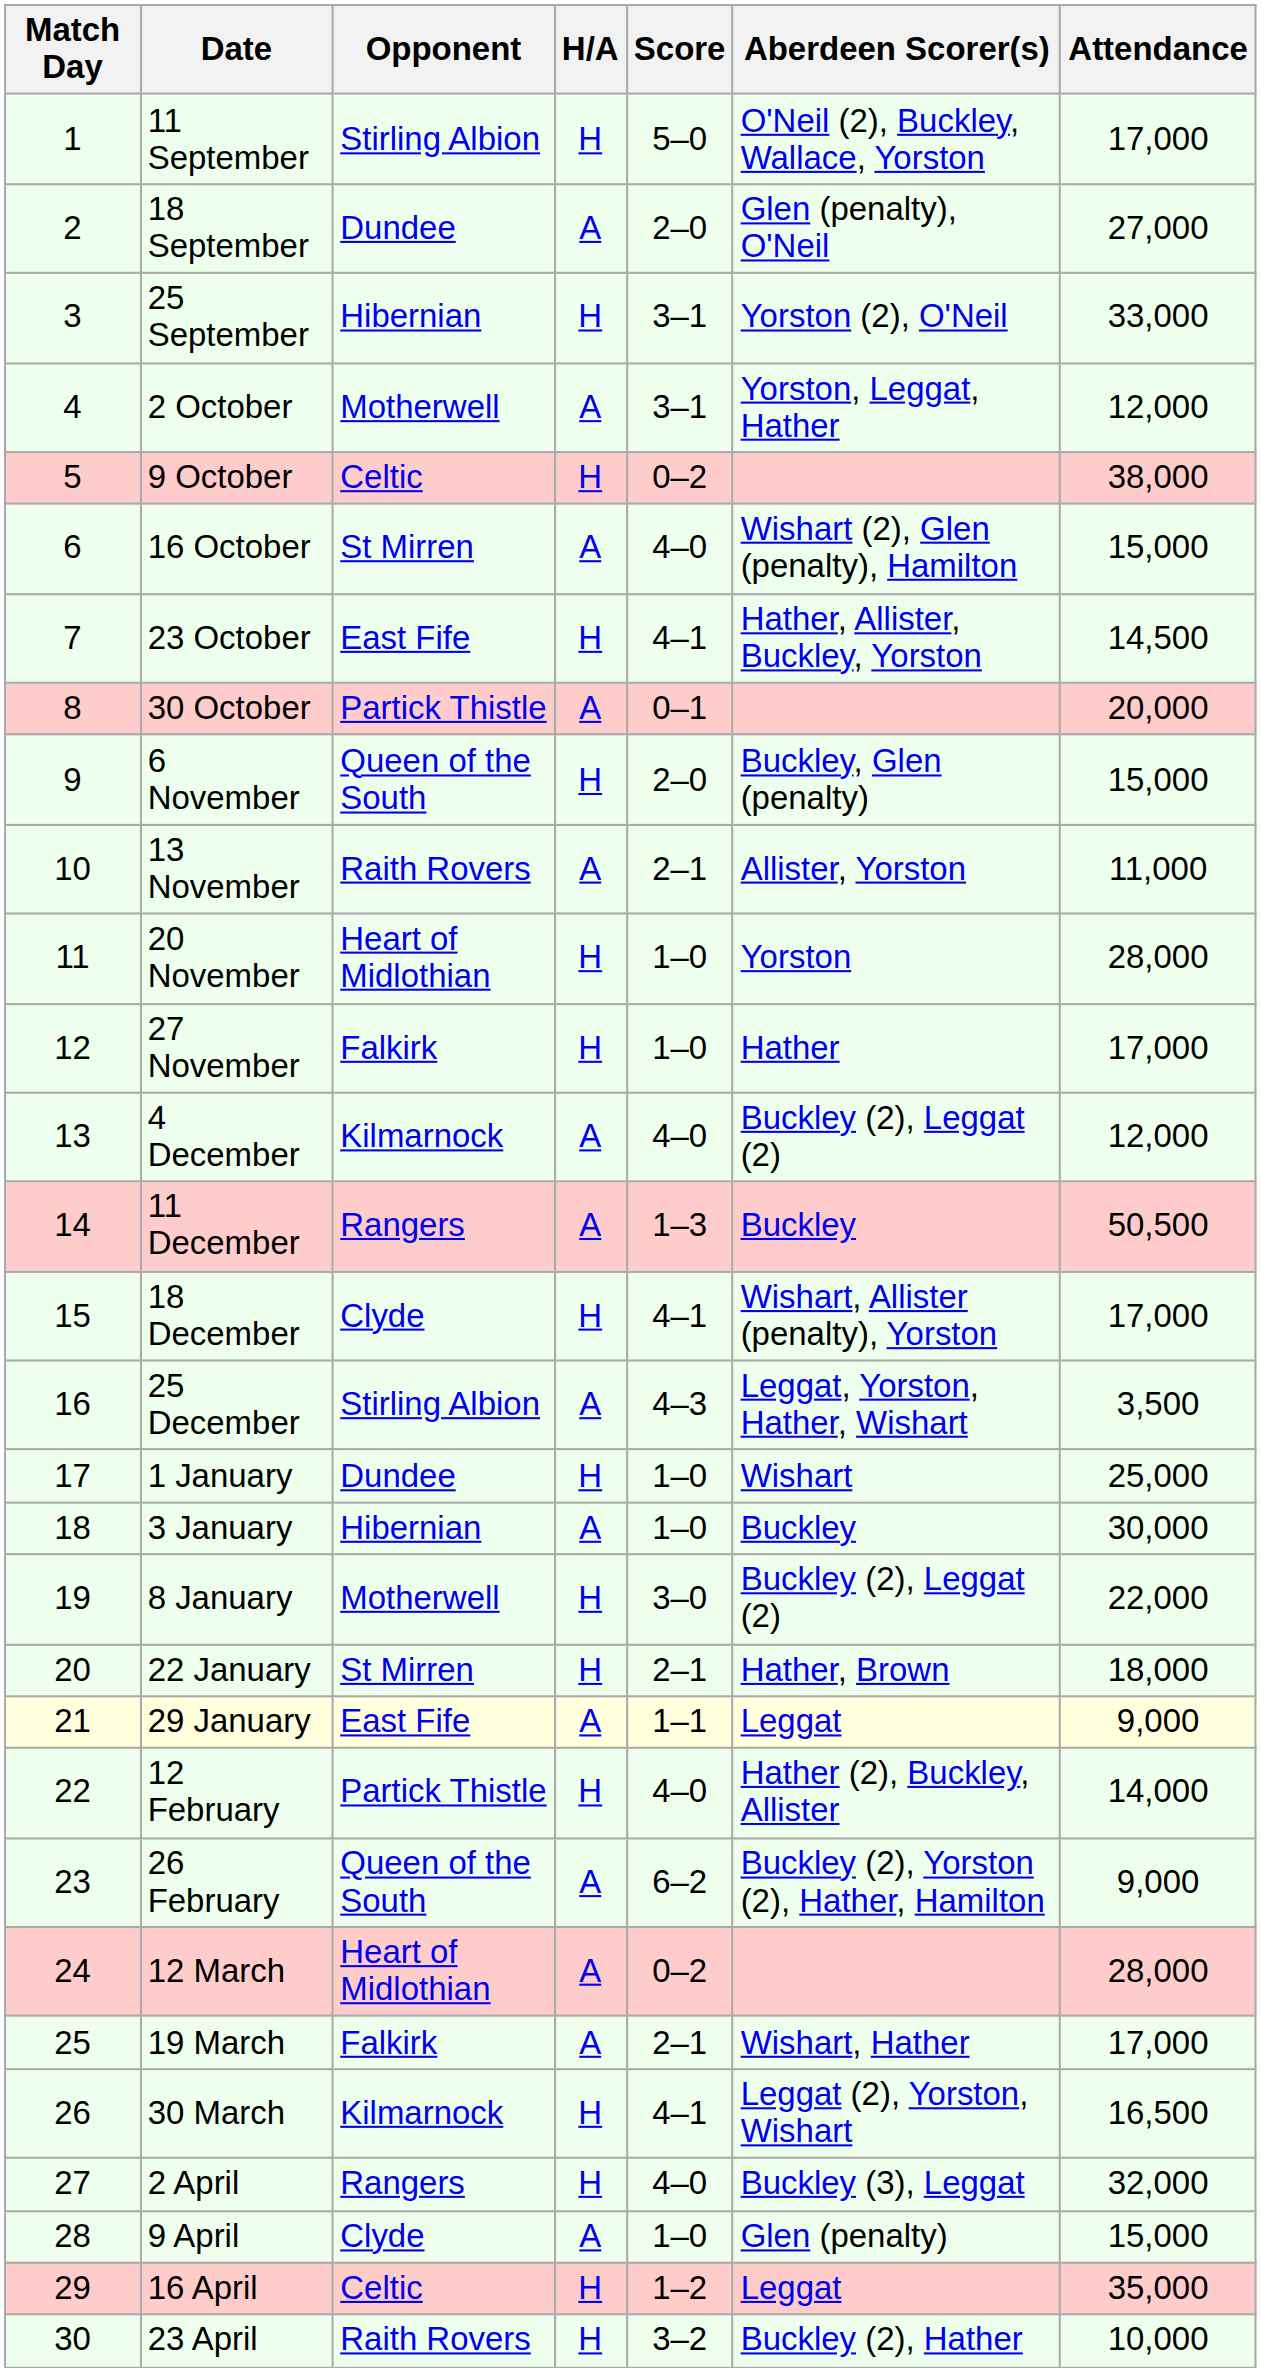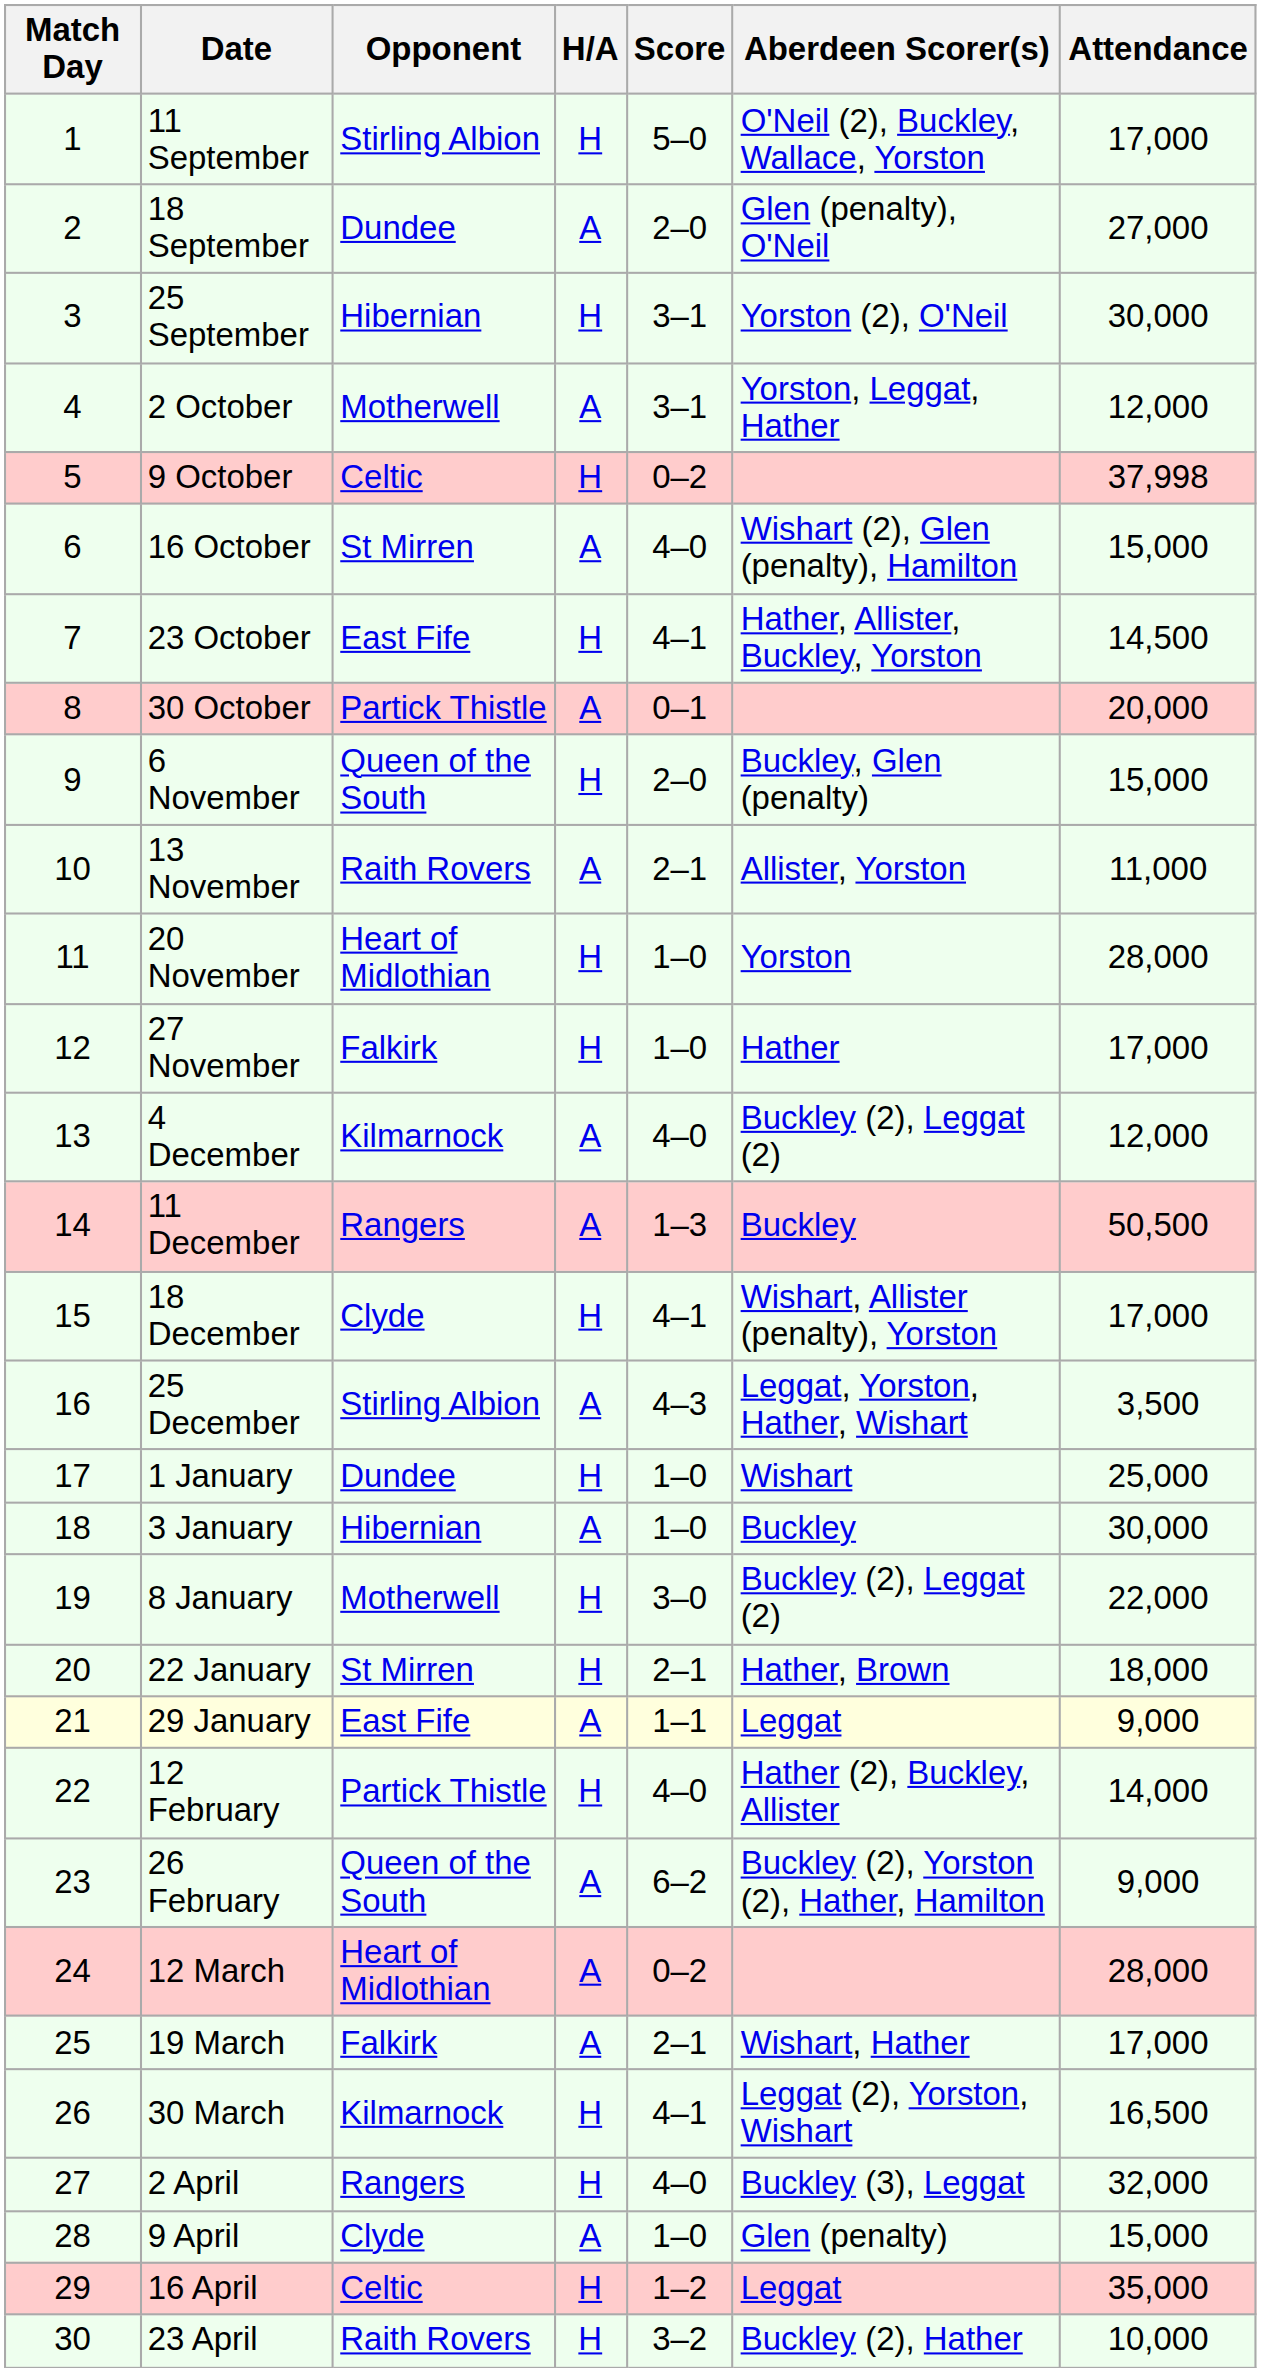(1158, 317) 33,000 -> (1158, 317) 30,000
(1158, 477) 38,000 -> (1158, 477) 37,998
